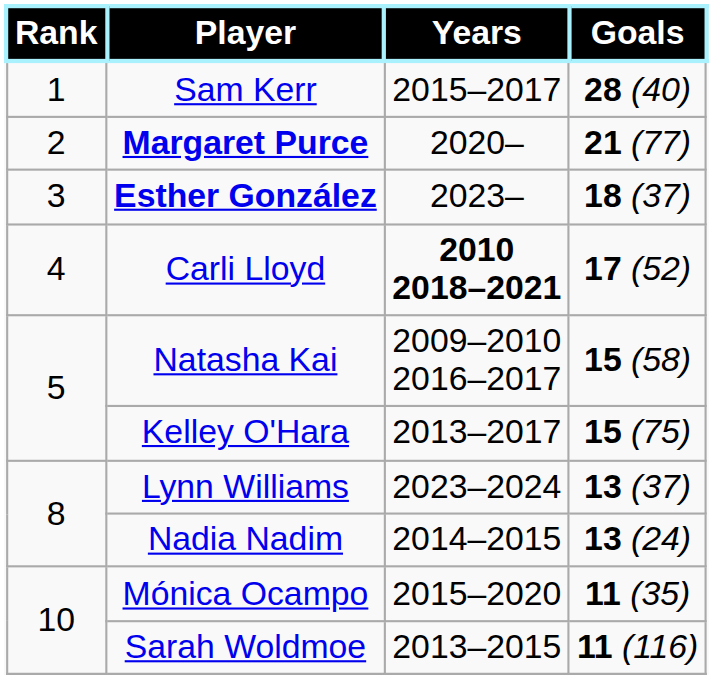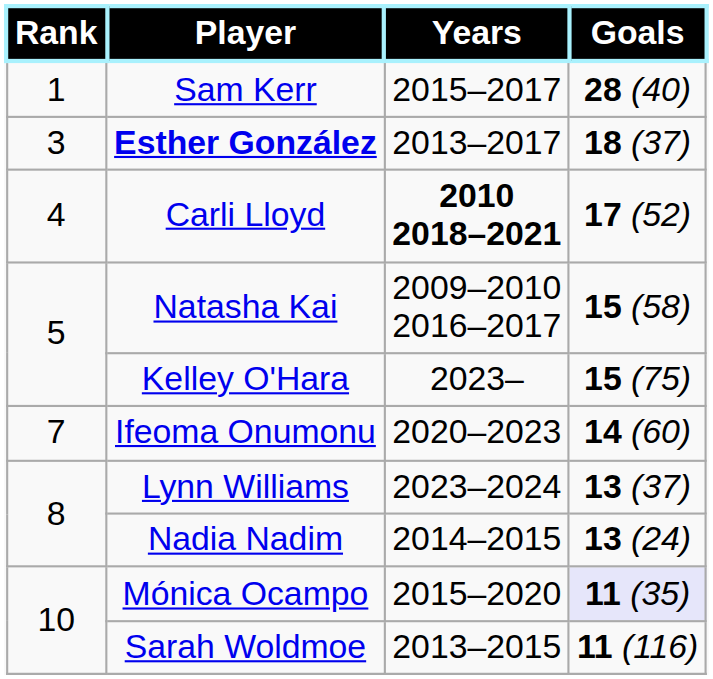- row: (245, 142)
(477, 196) 2023– -> (477, 142) 2013–2017
(477, 432) 2013–2017 -> (477, 379) 2023–
+ row: (245, 432)
(638, 593) no background -> (638, 593) lavender background
